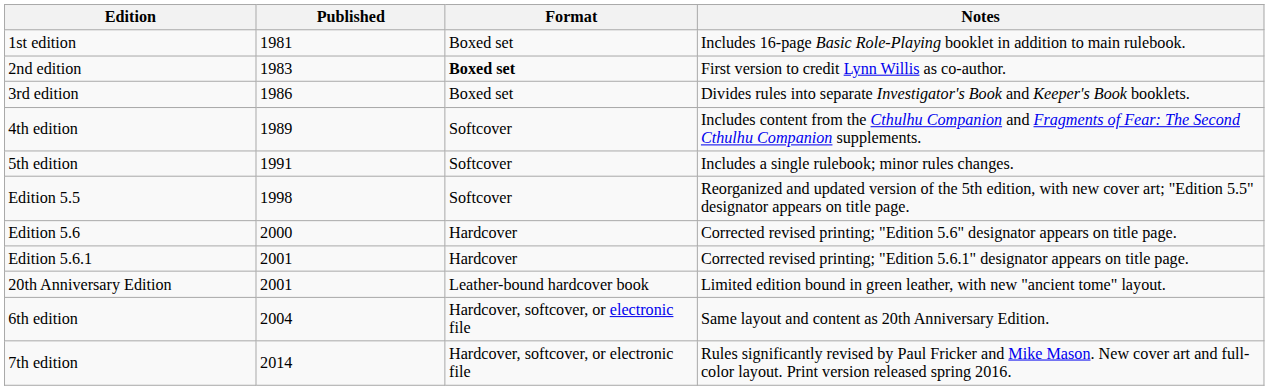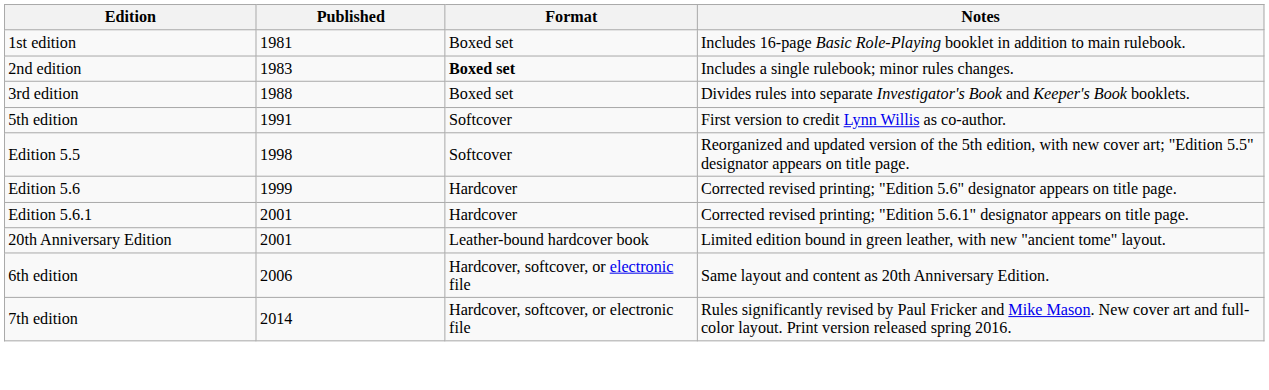(853, 68) First version to credit Lynn Willis as co-author. -> (857, 68) Includes a single rulebook; minor rules changes.
(276, 94) 1986 -> (276, 94) 1988
- row: (43, 128)
(857, 163) Includes a single rulebook; minor rules changes. -> (853, 119) First version to credit Lynn Willis as co-author.
(276, 233) 2000 -> (276, 189) 1999
(276, 319) 2004 -> (276, 275) 2006
